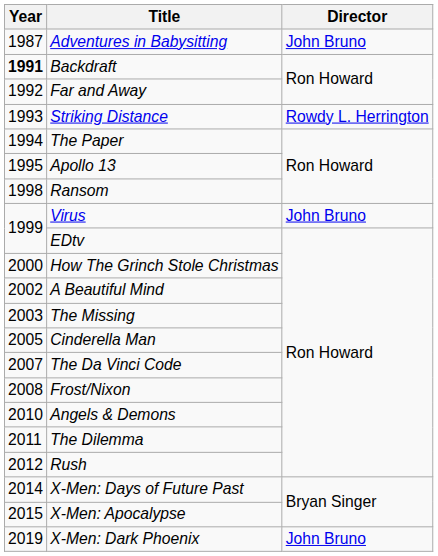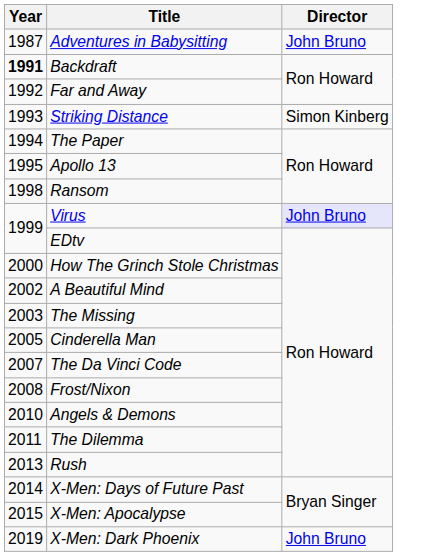(357, 116) Rowdy L. Herrington -> (337, 116) Simon Kinberg
(326, 215) no background -> (326, 215) lavender background
(26, 464) 2012 -> (26, 464) 2013
